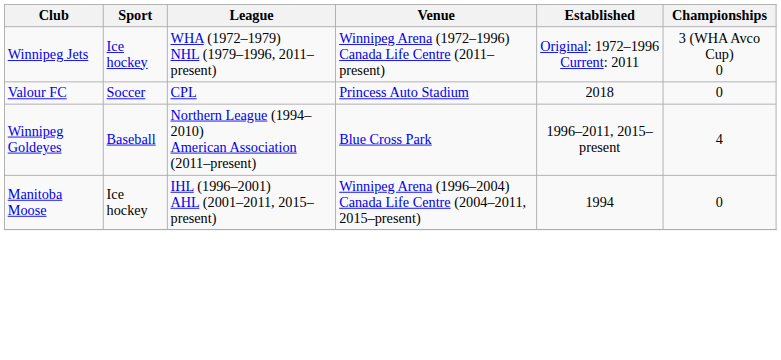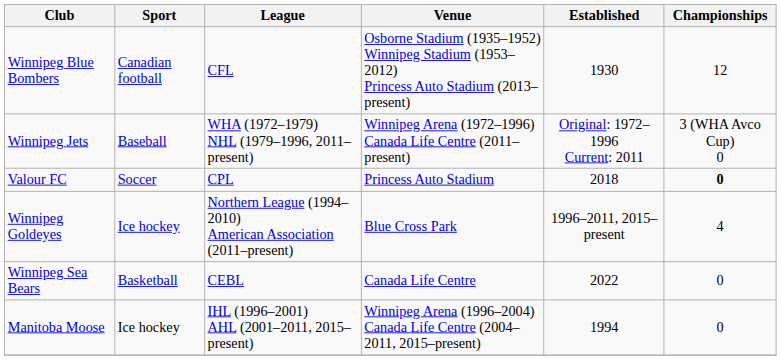+ row: (51, 70)
(127, 54) Ice hockey -> (142, 141) Baseball
(719, 92) normal -> (720, 179) bold
(131, 139) Baseball -> (149, 226) Ice hockey
+ row: (48, 280)
